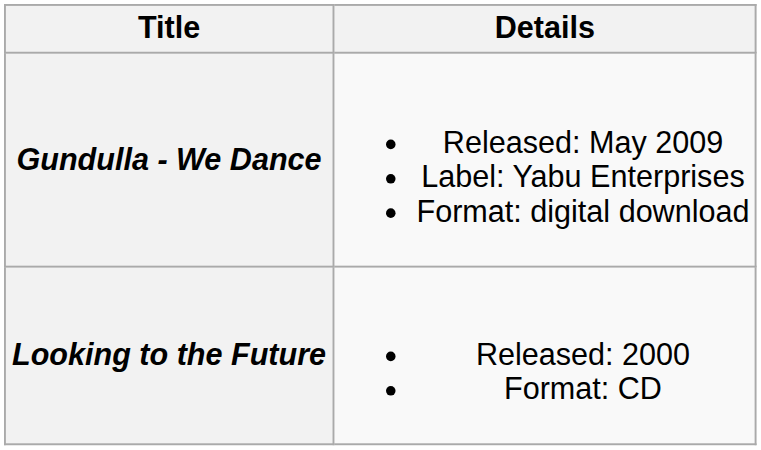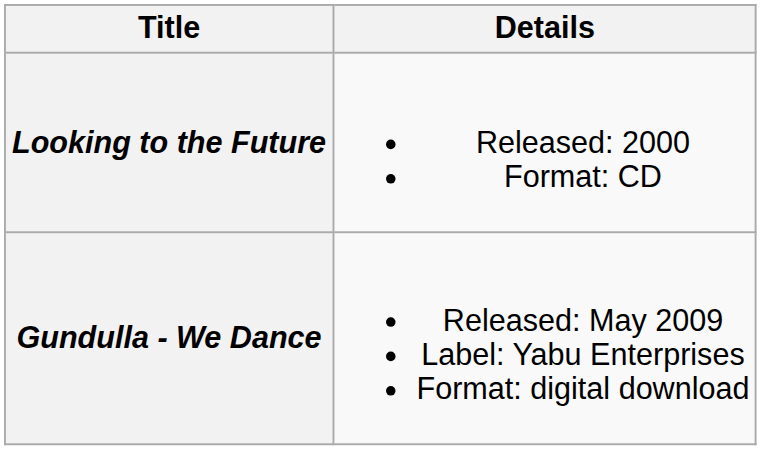rows swapped: (169, 354) <-> (169, 159)
